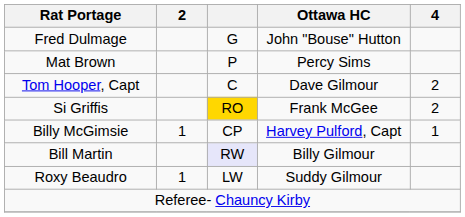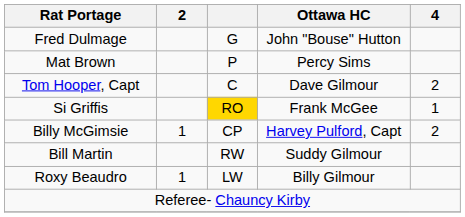(435, 108) 2 -> (435, 108) 1
(435, 131) 1 -> (435, 131) 2
(232, 154) lavender background -> (232, 154) no background
(334, 154) Billy Gilmour -> (334, 154) Suddy Gilmour
(334, 177) Suddy Gilmour -> (334, 177) Billy Gilmour
